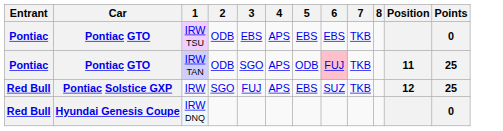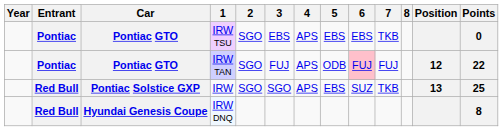+ column: (18, 13)
(222, 36) ODB -> (250, 36) SGO
(222, 65) ODB -> (250, 65) SGO
(251, 65) SGO -> (279, 65) FUJ
(360, 65) TKB -> (388, 65) FUJ
(408, 65) 11 -> (436, 65) 12
(451, 65) 25 -> (479, 65) 22
(251, 88) FUJ -> (279, 88) SGO
(408, 88) 12 -> (436, 88) 13
(451, 112) 0 -> (479, 112) 8
